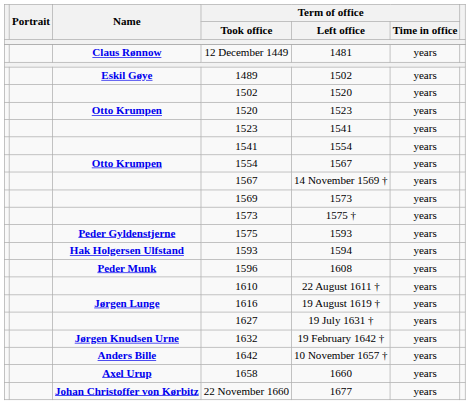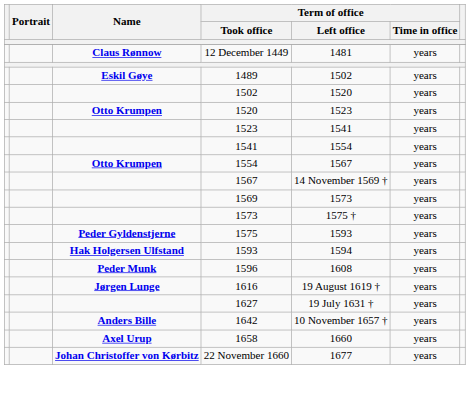- row: (246, 286)
- row: (246, 338)
